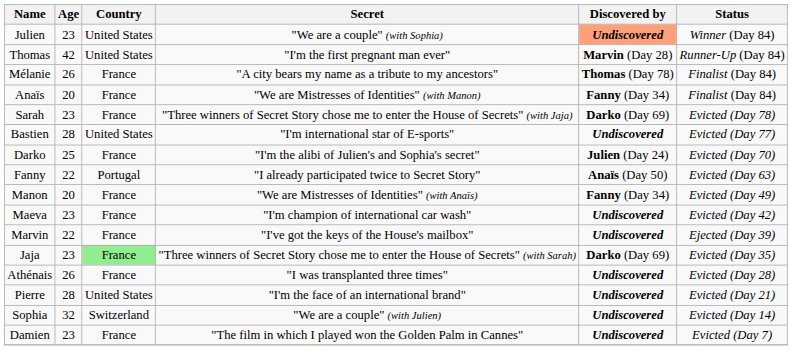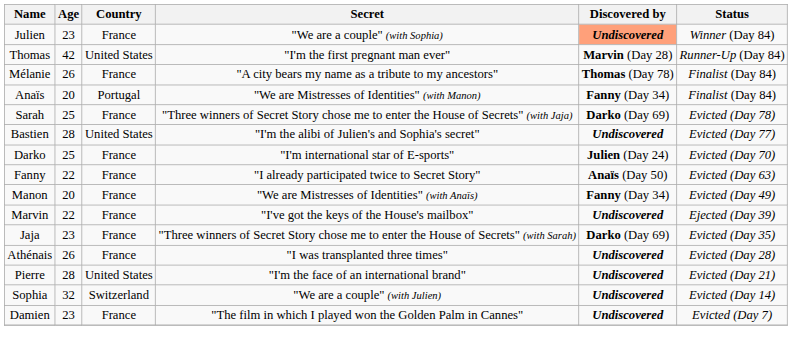(119, 34) United States -> (119, 34) France
(119, 94) France -> (119, 94) Portugal
(69, 114) 23 -> (69, 114) 25
(367, 134) "I'm international star of E-sports" -> (367, 134) "I'm the alibi of Julien's and Sophia's secret"
(367, 154) "I'm the alibi of Julien's and Sophia's secret" -> (367, 154) "I'm international star of E-sports"
(119, 174) Portugal -> (119, 174) France
- row: (30, 214)
(119, 255) lightgreen background -> (119, 235) no background
